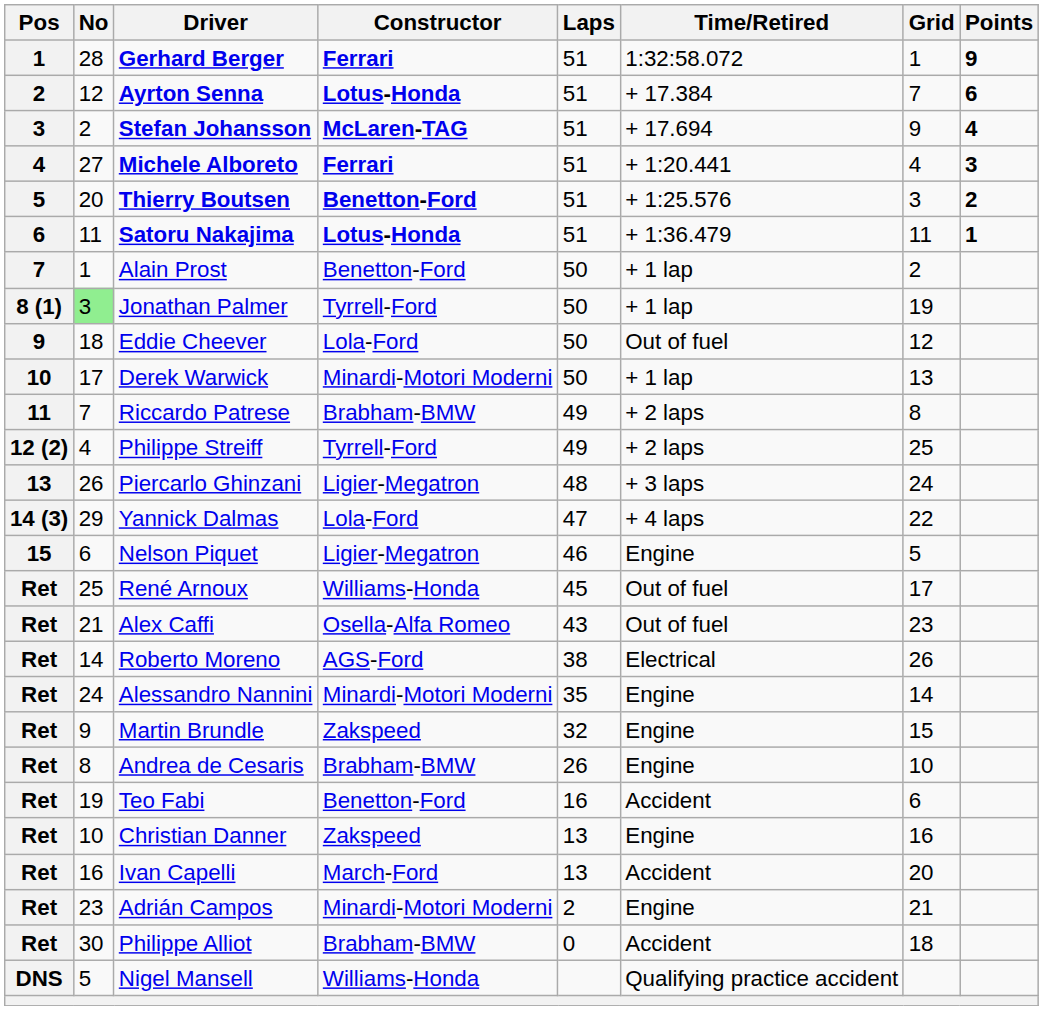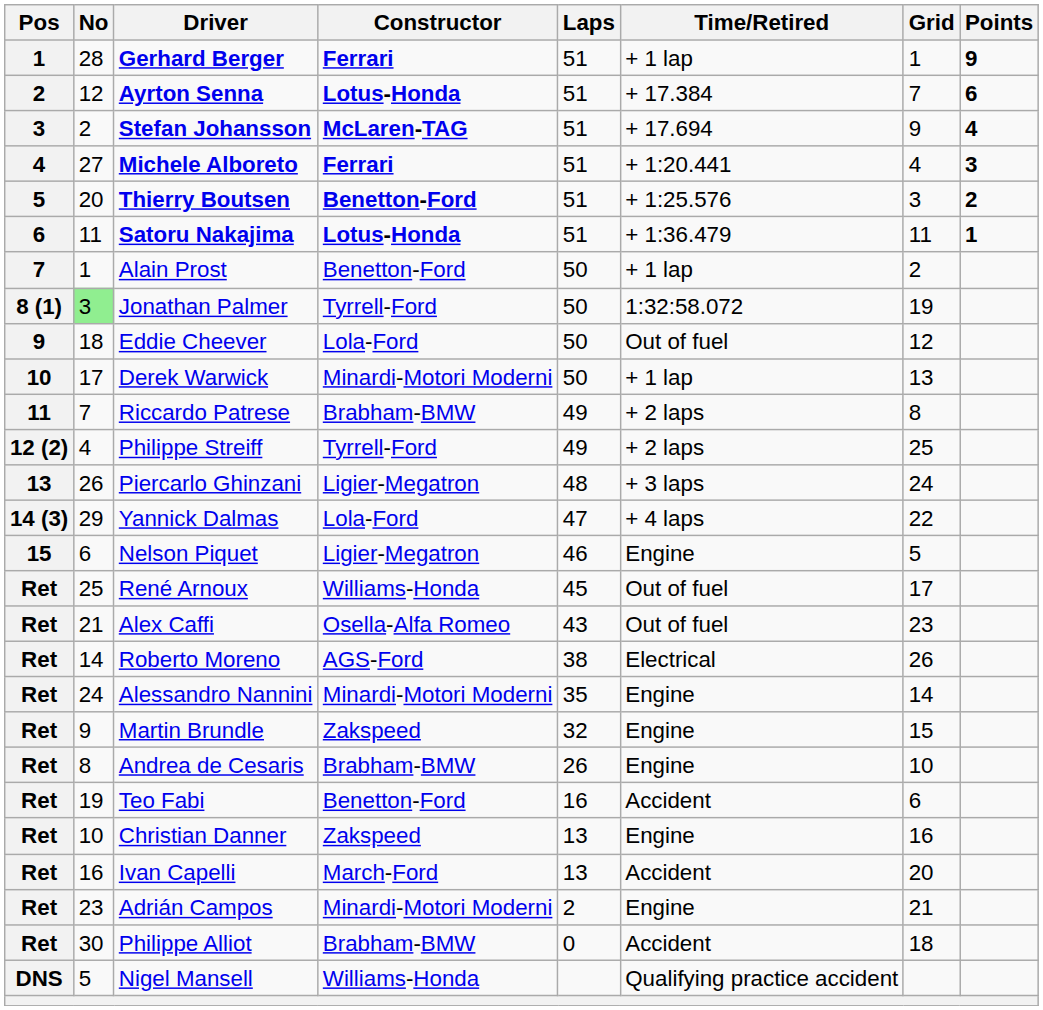(684, 58) 1:32:58.072 -> (659, 58) + 1 lap
(659, 306) + 1 lap -> (684, 306) 1:32:58.072
